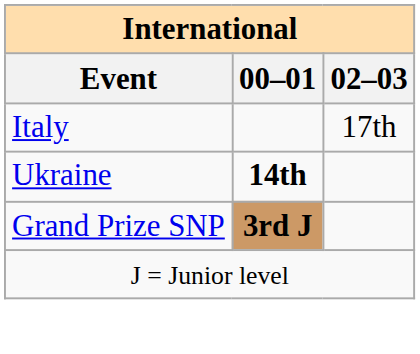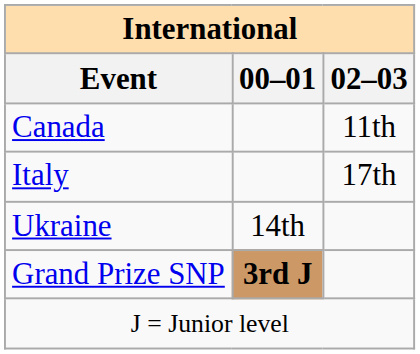+ row: (58, 126)
(278, 175) bold -> (278, 224) normal
